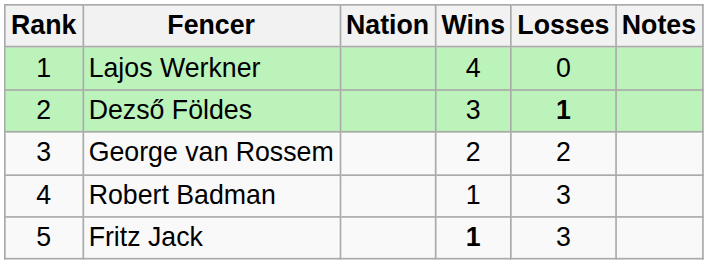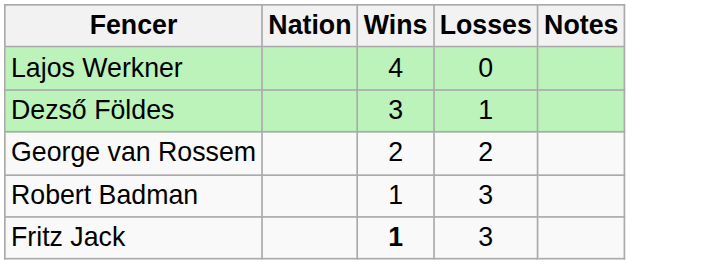- column: (44, 25)
(563, 110) bold -> (486, 110) normal
